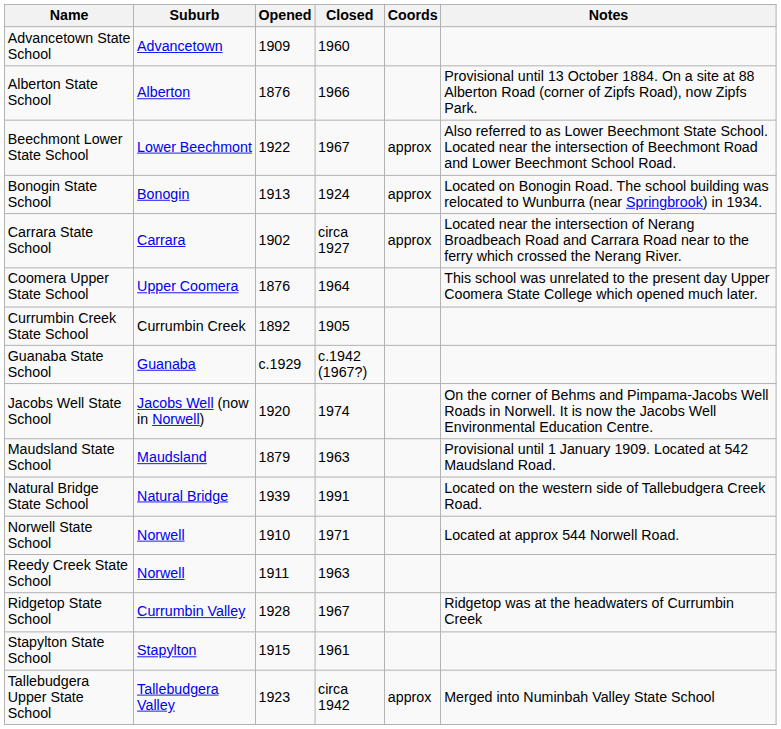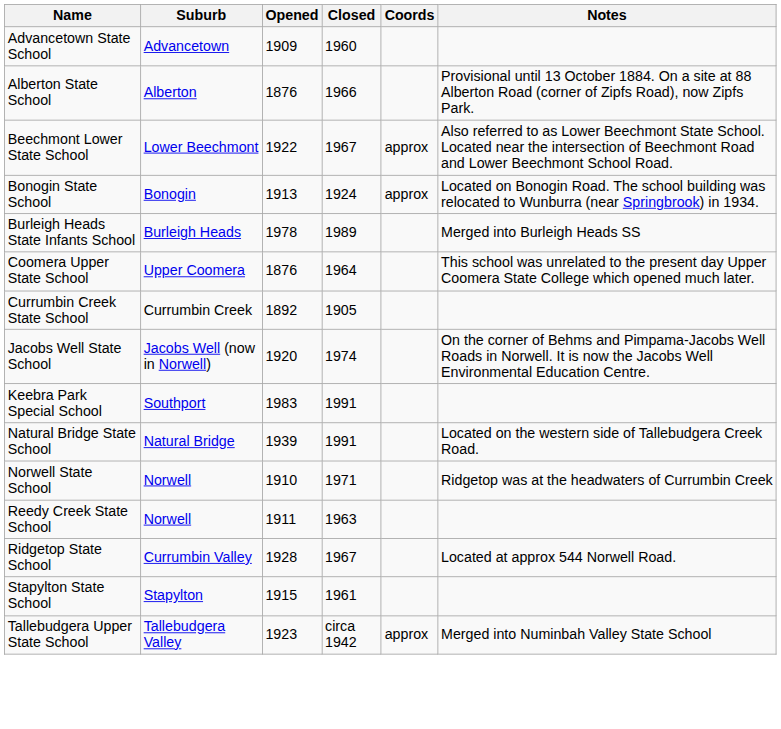+ row: (71, 232)
- row: (50, 240)
- row: (56, 364)
+ row: (55, 403)
- row: (61, 457)
(562, 535) Located at approx 544 Norwell Road. -> (607, 480) Ridgetop was at the headwaters of Currumbin Creek
(589, 612) Ridgetop was at the headwaters of Currumbin Creek -> (559, 557) Located at approx 544 Norwell Road.
